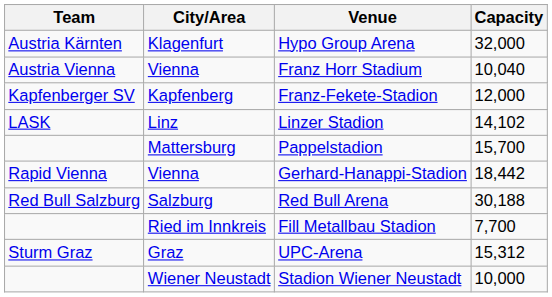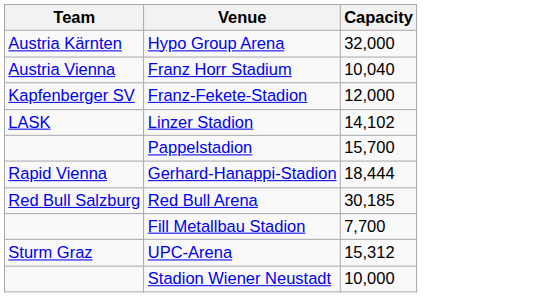- column: (209, 17)
(500, 174) 18,442 -> (369, 174) 18,444
(500, 200) 30,188 -> (369, 200) 30,185
